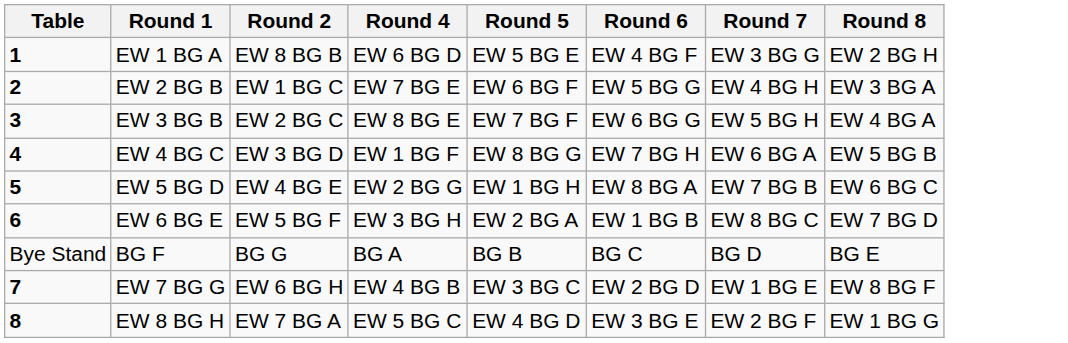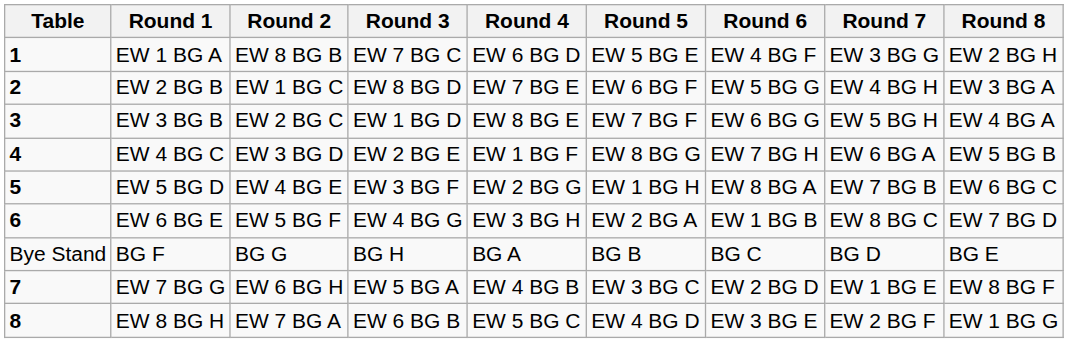+ column: (408, 21)
